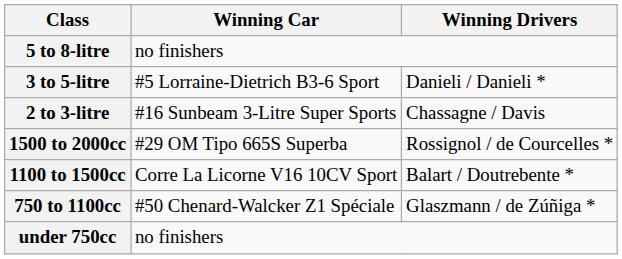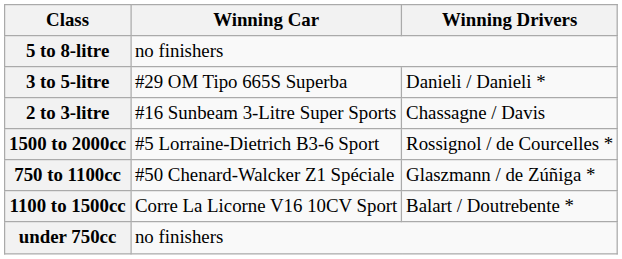(257, 82) #5 Lorraine-Dietrich B3-6 Sport -> (241, 82) #29 OM Tipo 665S Superba
(241, 144) #29 OM Tipo 665S Superba -> (257, 144) #5 Lorraine-Dietrich B3-6 Sport
rows swapped: (68, 175) <-> (68, 206)
